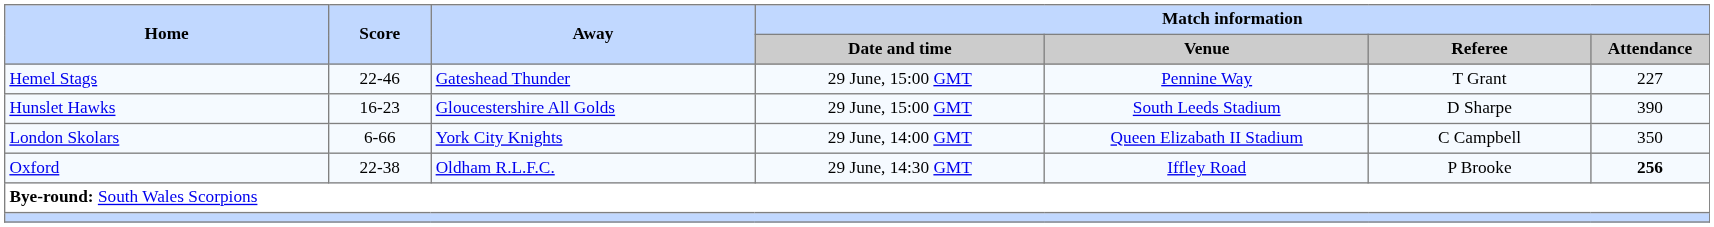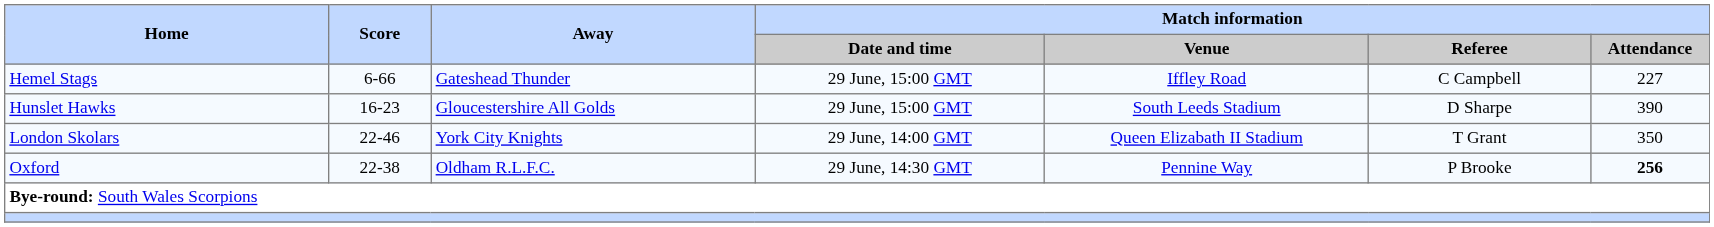(380, 78) 22-46 -> (380, 78) 6-66
(1207, 78) Pennine Way -> (1207, 78) Iffley Road
(1479, 78) T Grant -> (1480, 78) C Campbell
(380, 138) 6-66 -> (380, 138) 22-46
(1480, 138) C Campbell -> (1479, 138) T Grant
(1207, 167) Iffley Road -> (1207, 167) Pennine Way
